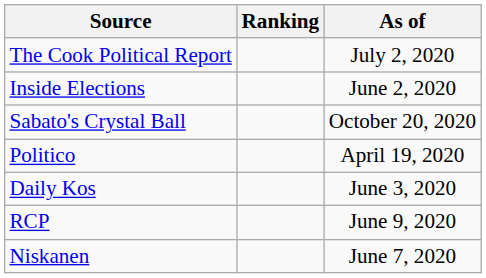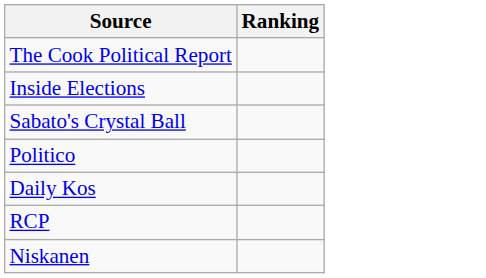- column: (402, 21)
